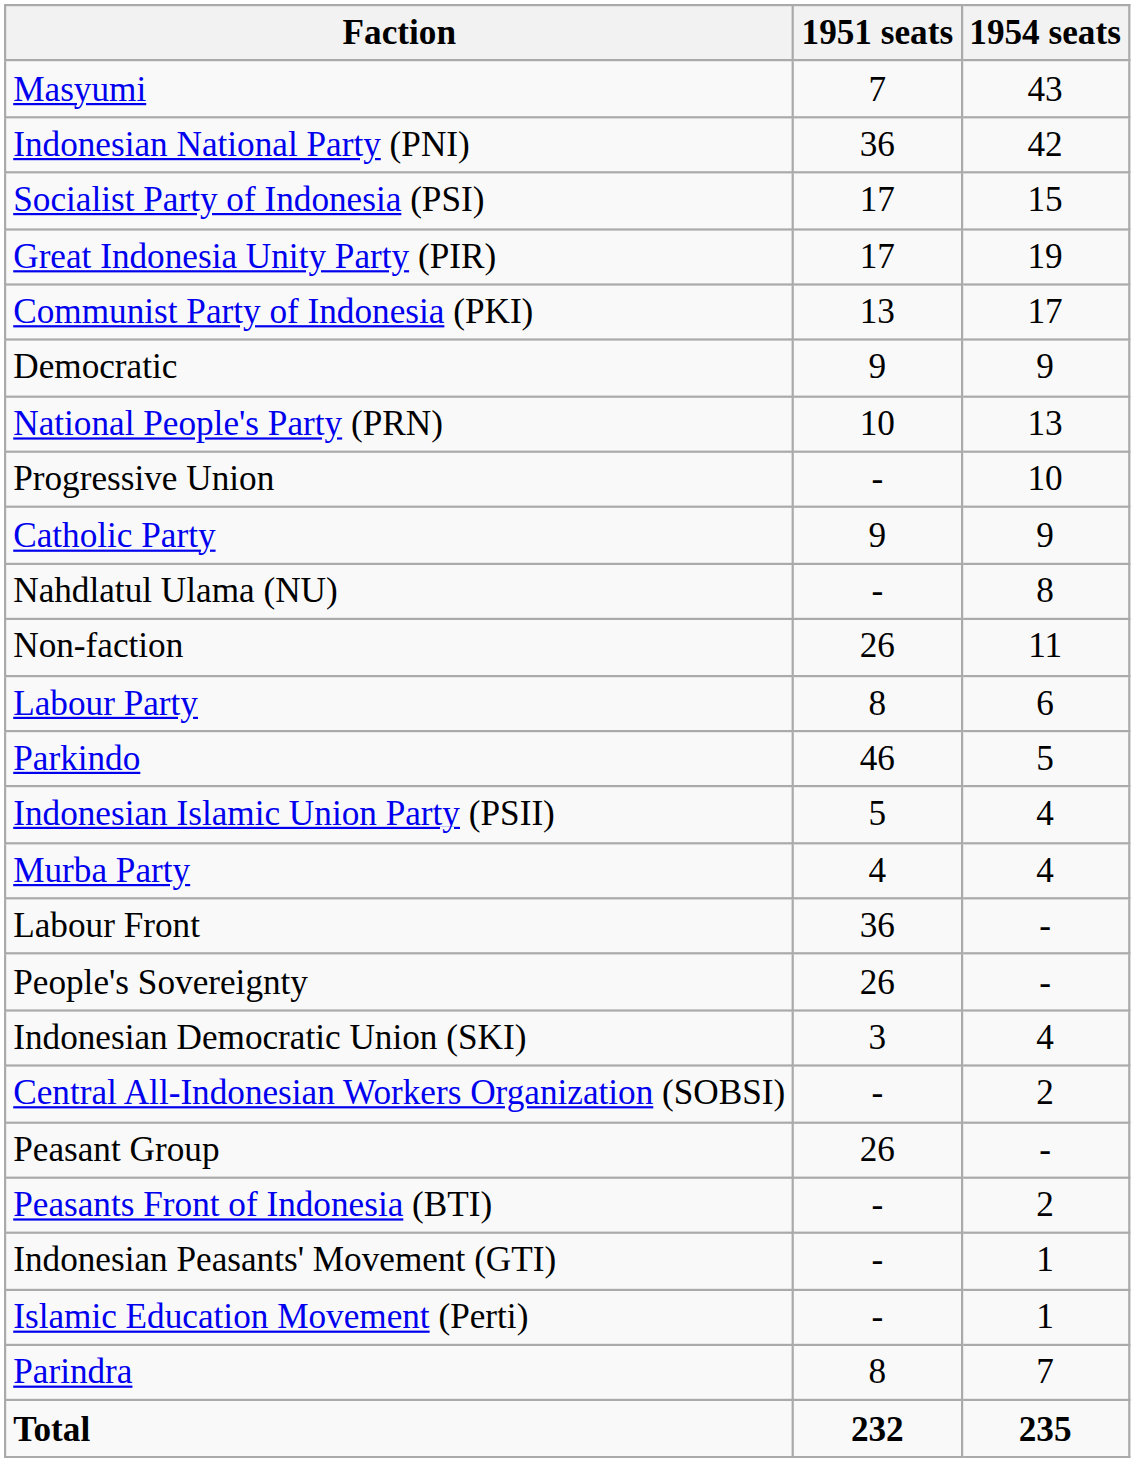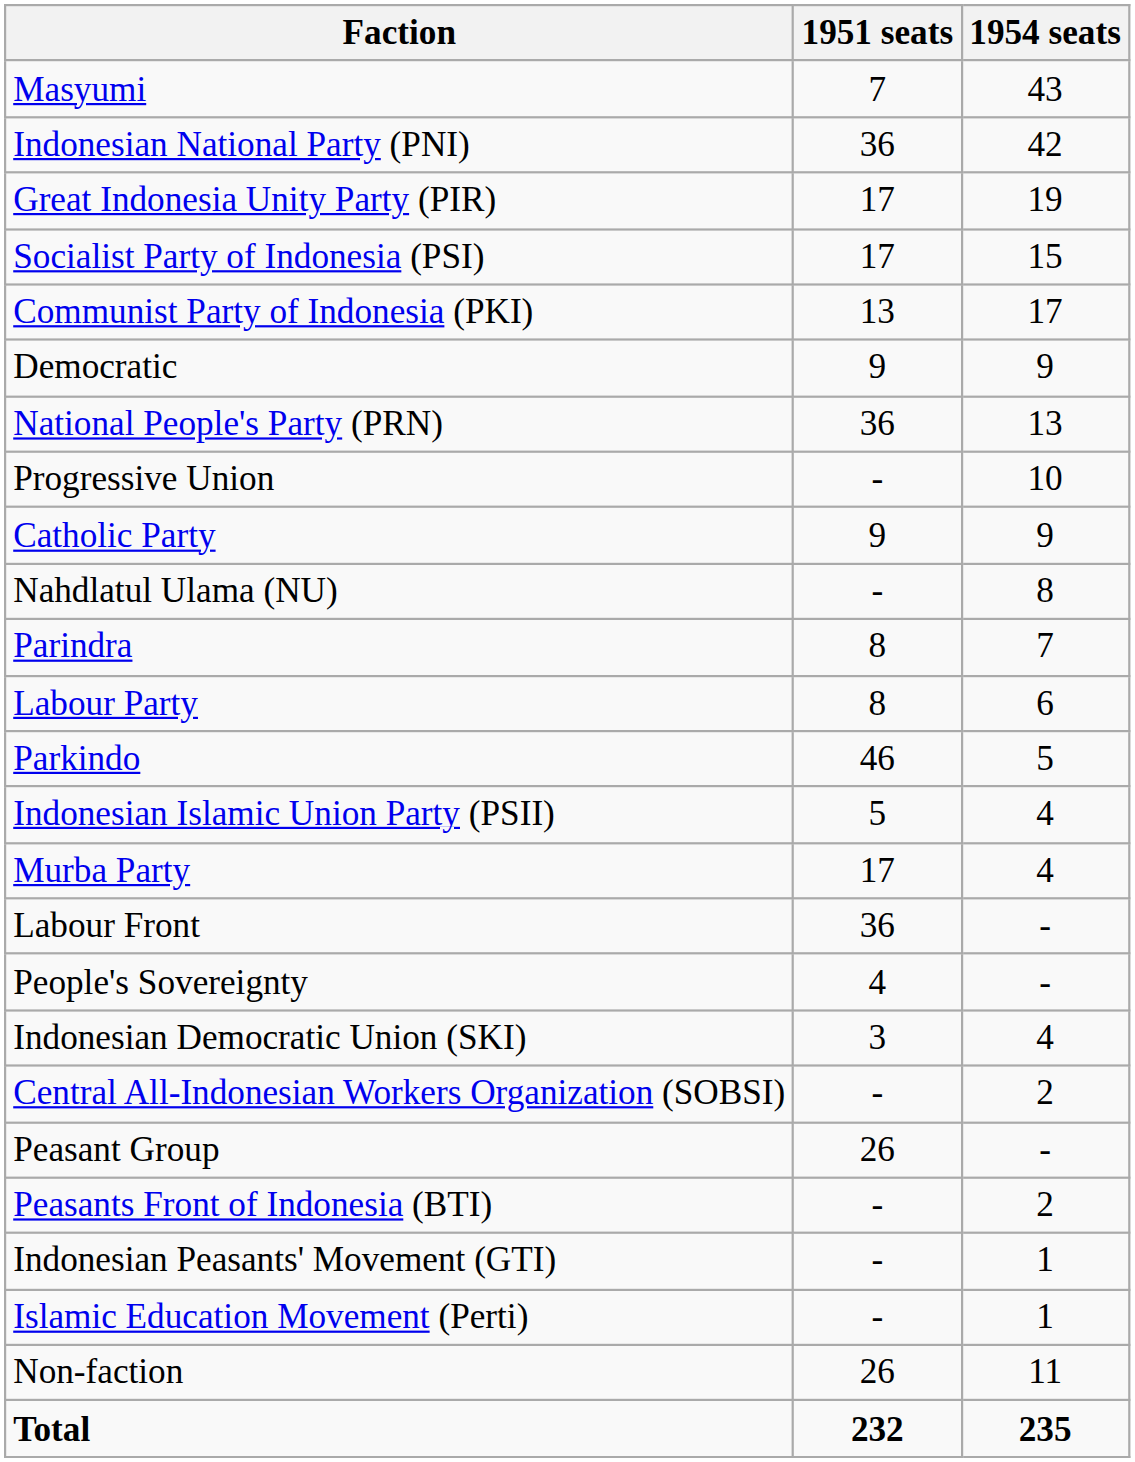rows swapped: (255, 255) <-> (249, 199)
(877, 423) 10 -> (877, 423) 36
rows swapped: (73, 1372) <-> (98, 646)
(877, 869) 4 -> (877, 869) 17
(877, 981) 26 -> (877, 981) 4
